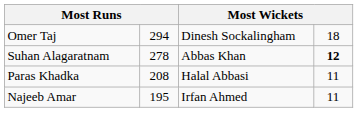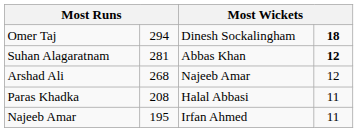(333, 35) normal -> (333, 35) bold
(159, 55) 278 -> (159, 55) 281
+ row: (36, 76)
